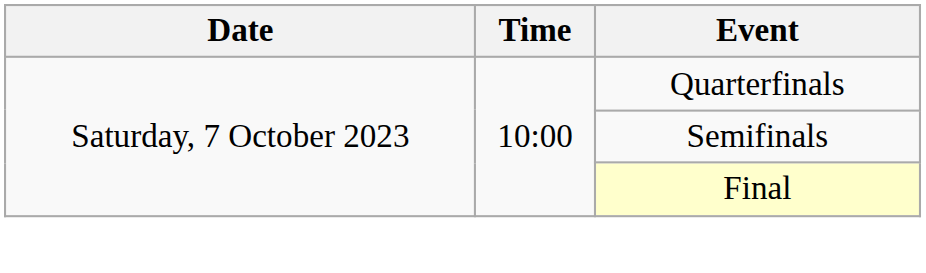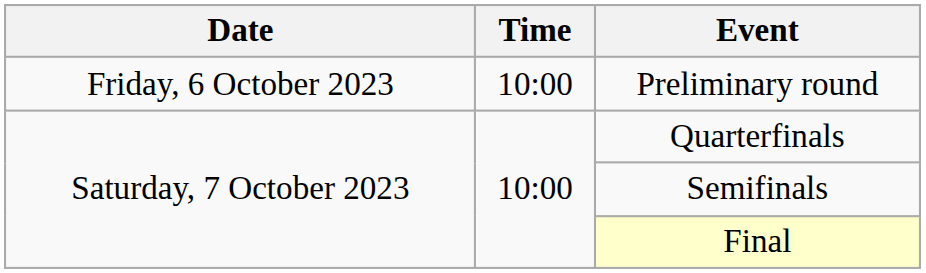+ row: (757, 83)
